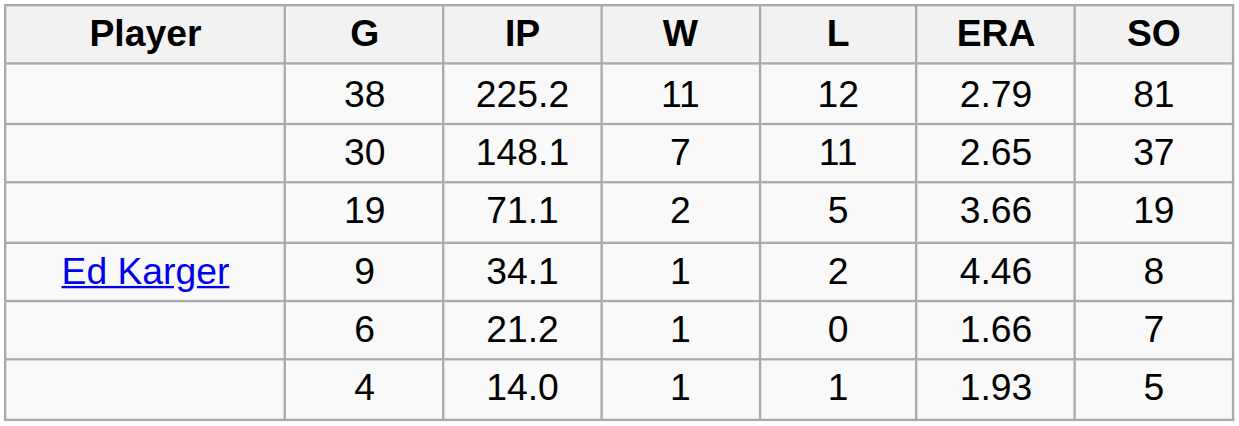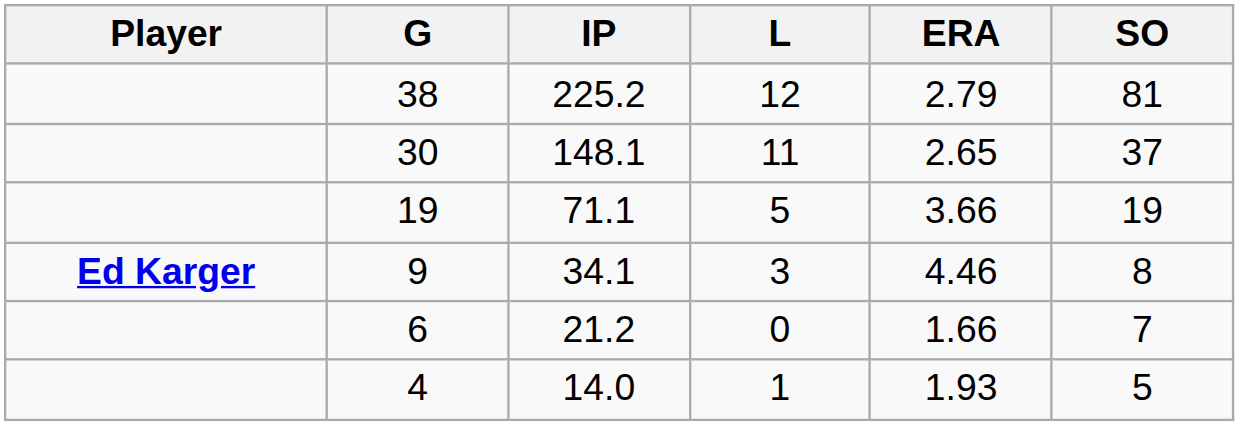- column: (680, 34)
(145, 270) normal -> (166, 270) bold
(838, 270) 2 -> (780, 270) 3
